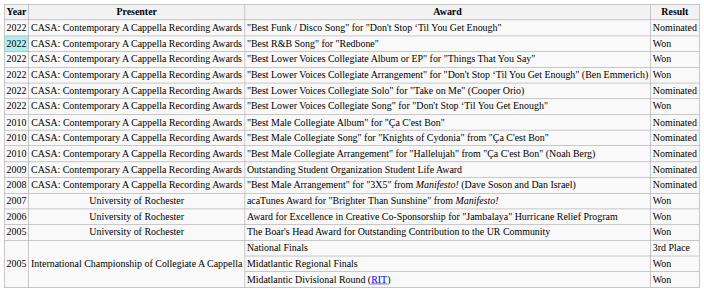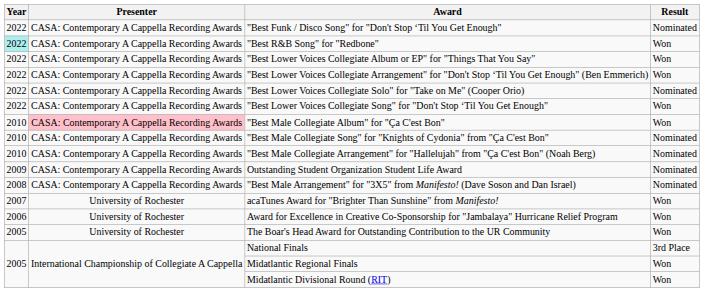(137, 122) no background -> (137, 122) pink background
(675, 122) Nominated -> (662, 122) Won
